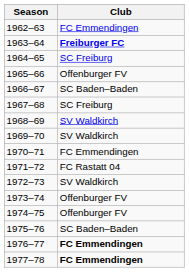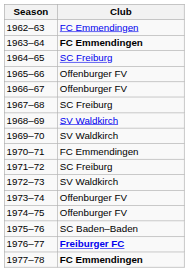(92, 43) Freiburger FC -> (101, 43) FC Emmendingen
(99, 89) SC Baden–Baden -> (93, 89) Offenburger FV
(90, 167) FC Rastatt 04 -> (86, 167) SC Freiburg
(101, 244) FC Emmendingen -> (92, 244) Freiburger FC
